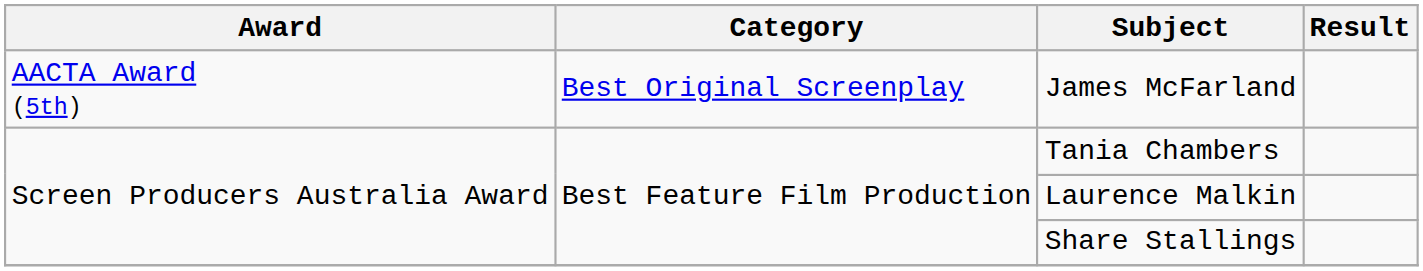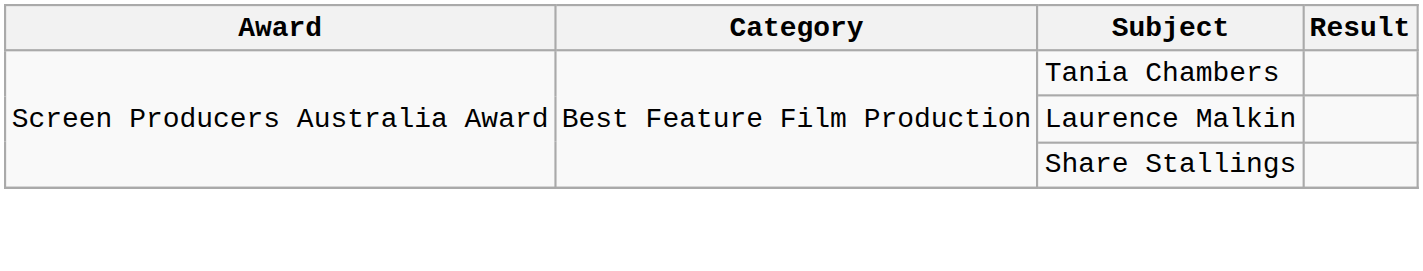- row: (1171, 90)
